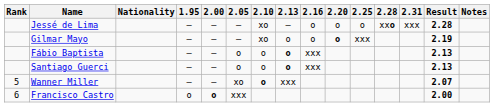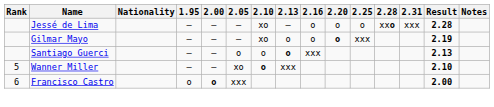- row: (67, 53)
(442, 81) 2.07 -> (442, 67) 2.10
